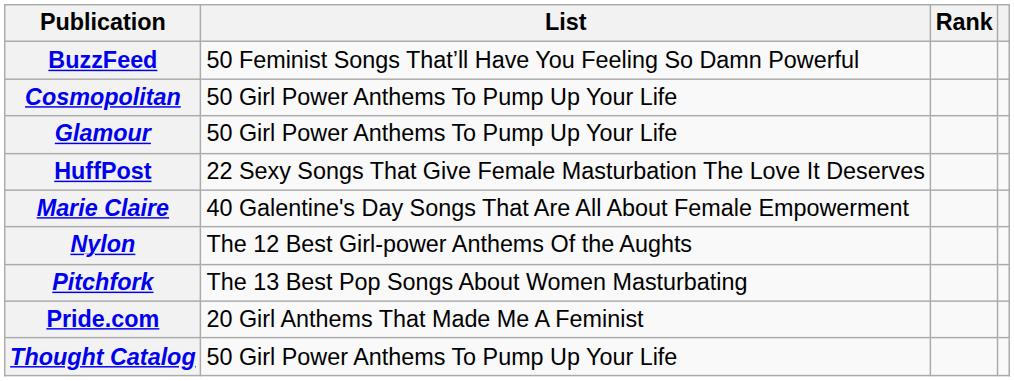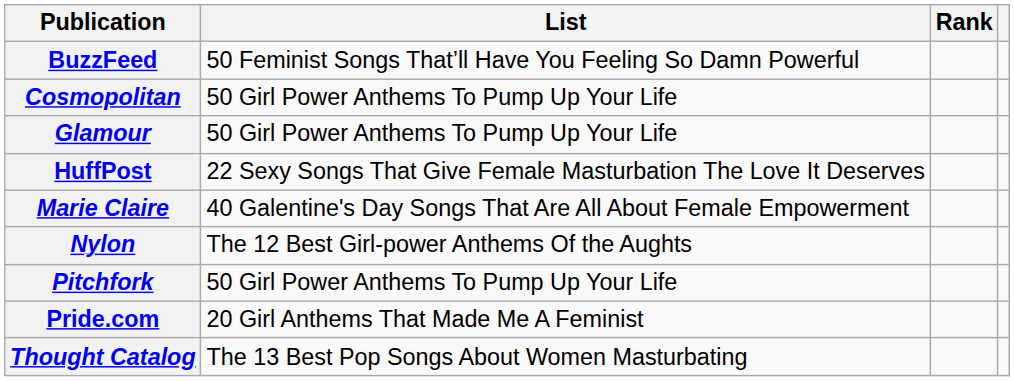(477, 282) The 13 Best Pop Songs About Women Masturbating -> (442, 282) 50 Girl Power Anthems To Pump Up Your Life
(442, 356) 50 Girl Power Anthems To Pump Up Your Life -> (477, 356) The 13 Best Pop Songs About Women Masturbating
